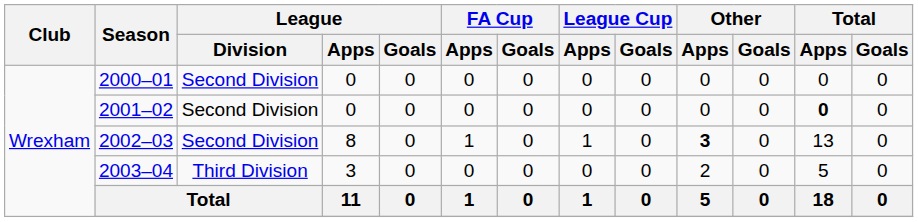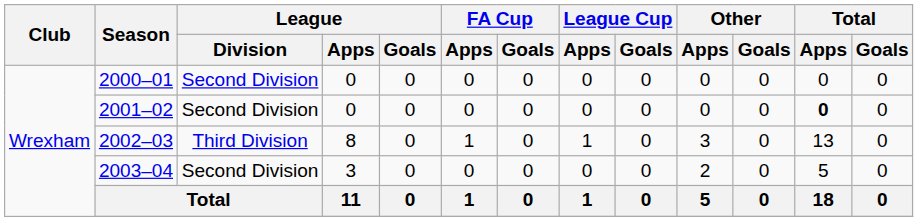(250, 140) Second Division -> (250, 140) Third Division
(705, 140) bold -> (705, 140) normal
(250, 170) Third Division -> (250, 170) Second Division
